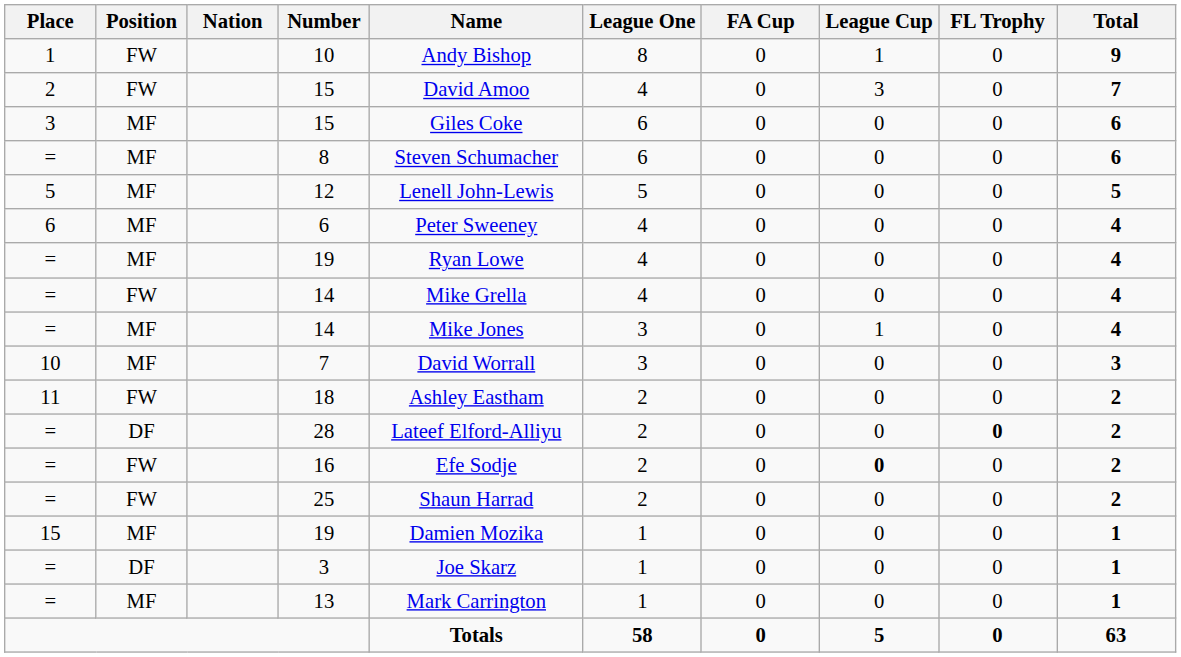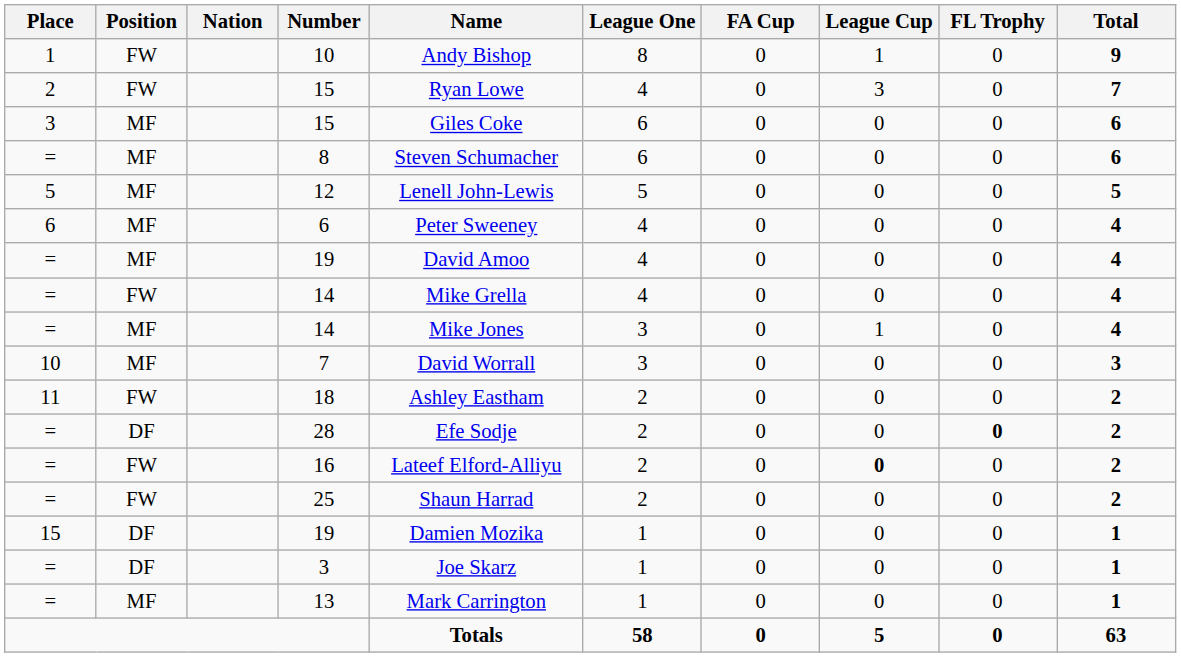(476, 89) David Amoo -> (476, 89) Ryan Lowe
(476, 260) Ryan Lowe -> (476, 260) David Amoo
(476, 430) Lateef Elford-Alliyu -> (476, 430) Efe Sodje
(476, 464) Efe Sodje -> (476, 464) Lateef Elford-Alliyu
(141, 533) MF -> (141, 533) DF
